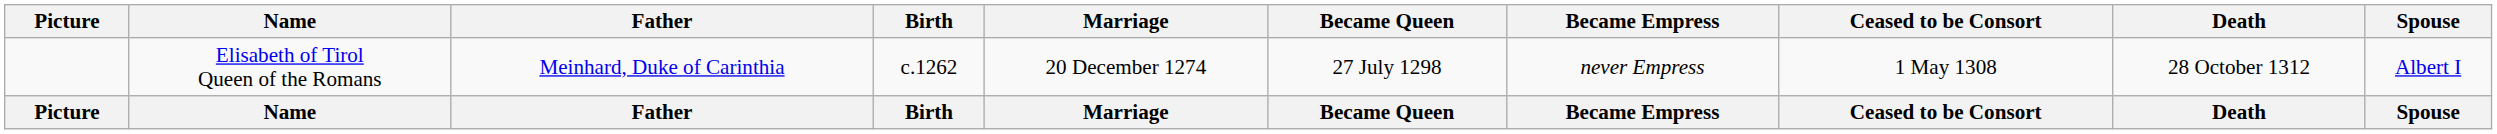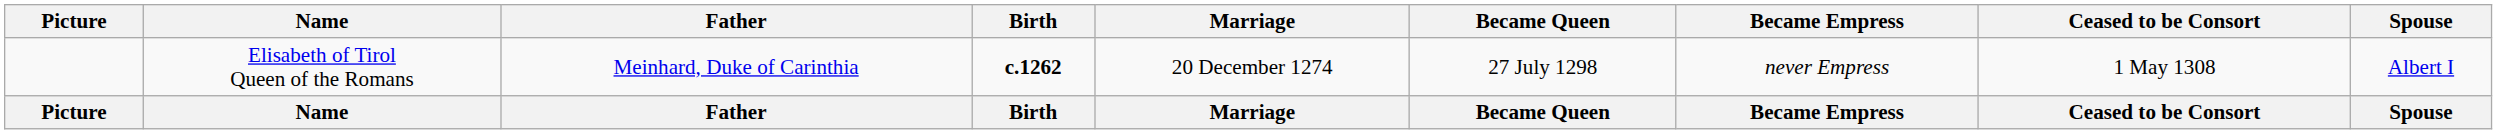- column: (2239, 21)
(929, 66) normal -> (1033, 66) bold
